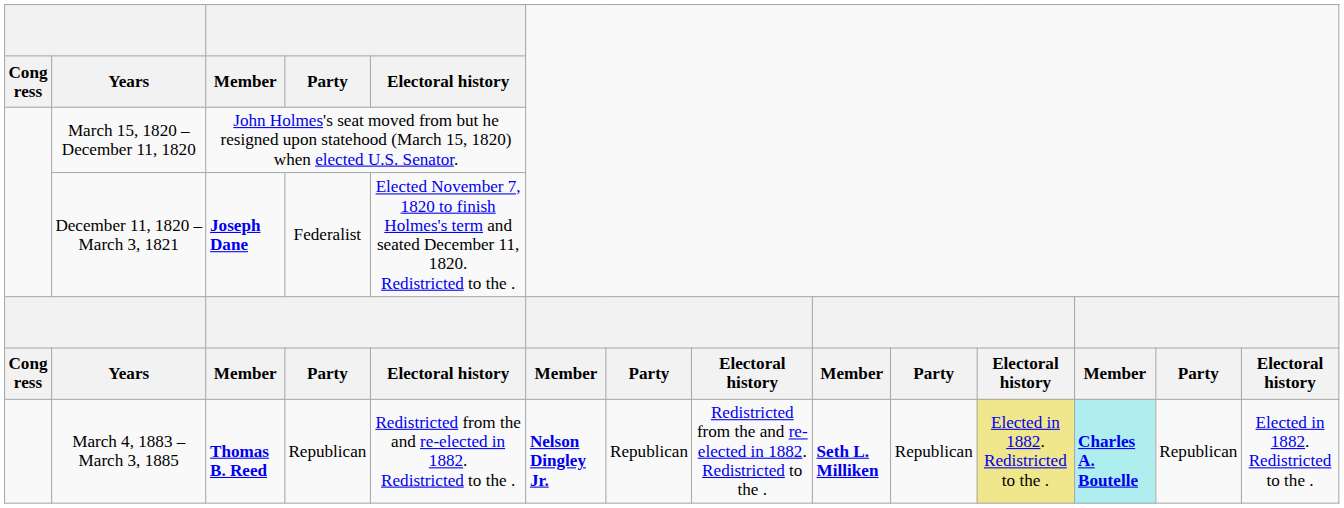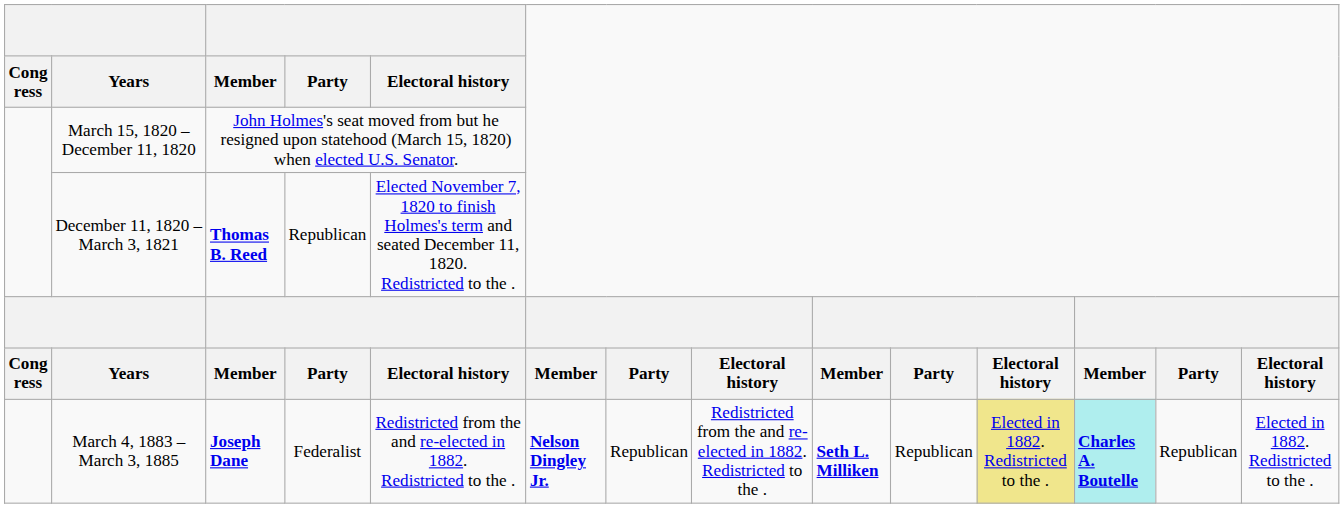(235, 234) Joseph Dane -> (240, 244) Thomas B. Reed
(327, 234) Federalist -> (327, 234) Republican
(240, 460) Thomas B. Reed -> (235, 451) Joseph Dane
(327, 451) Republican -> (327, 451) Federalist
